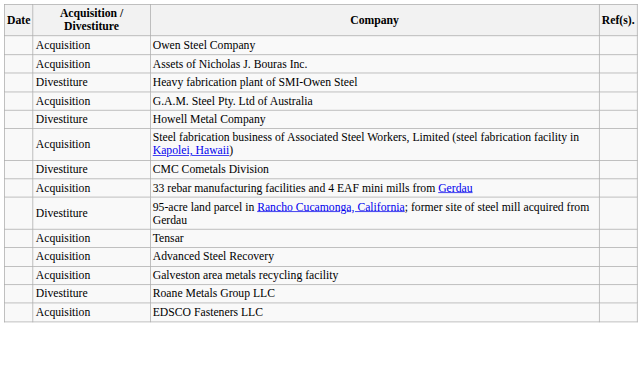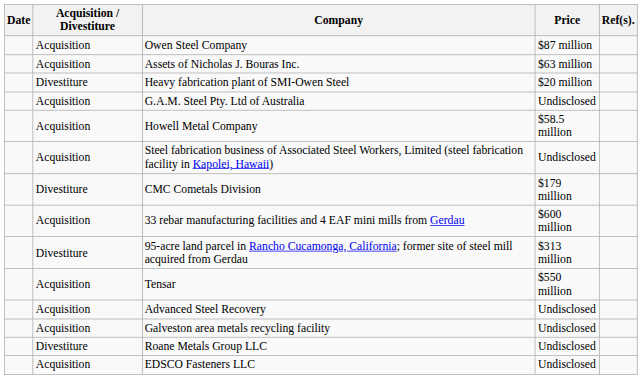+ column: (567, 20)
(62, 119) Divestiture -> (63, 126) Acquisition
